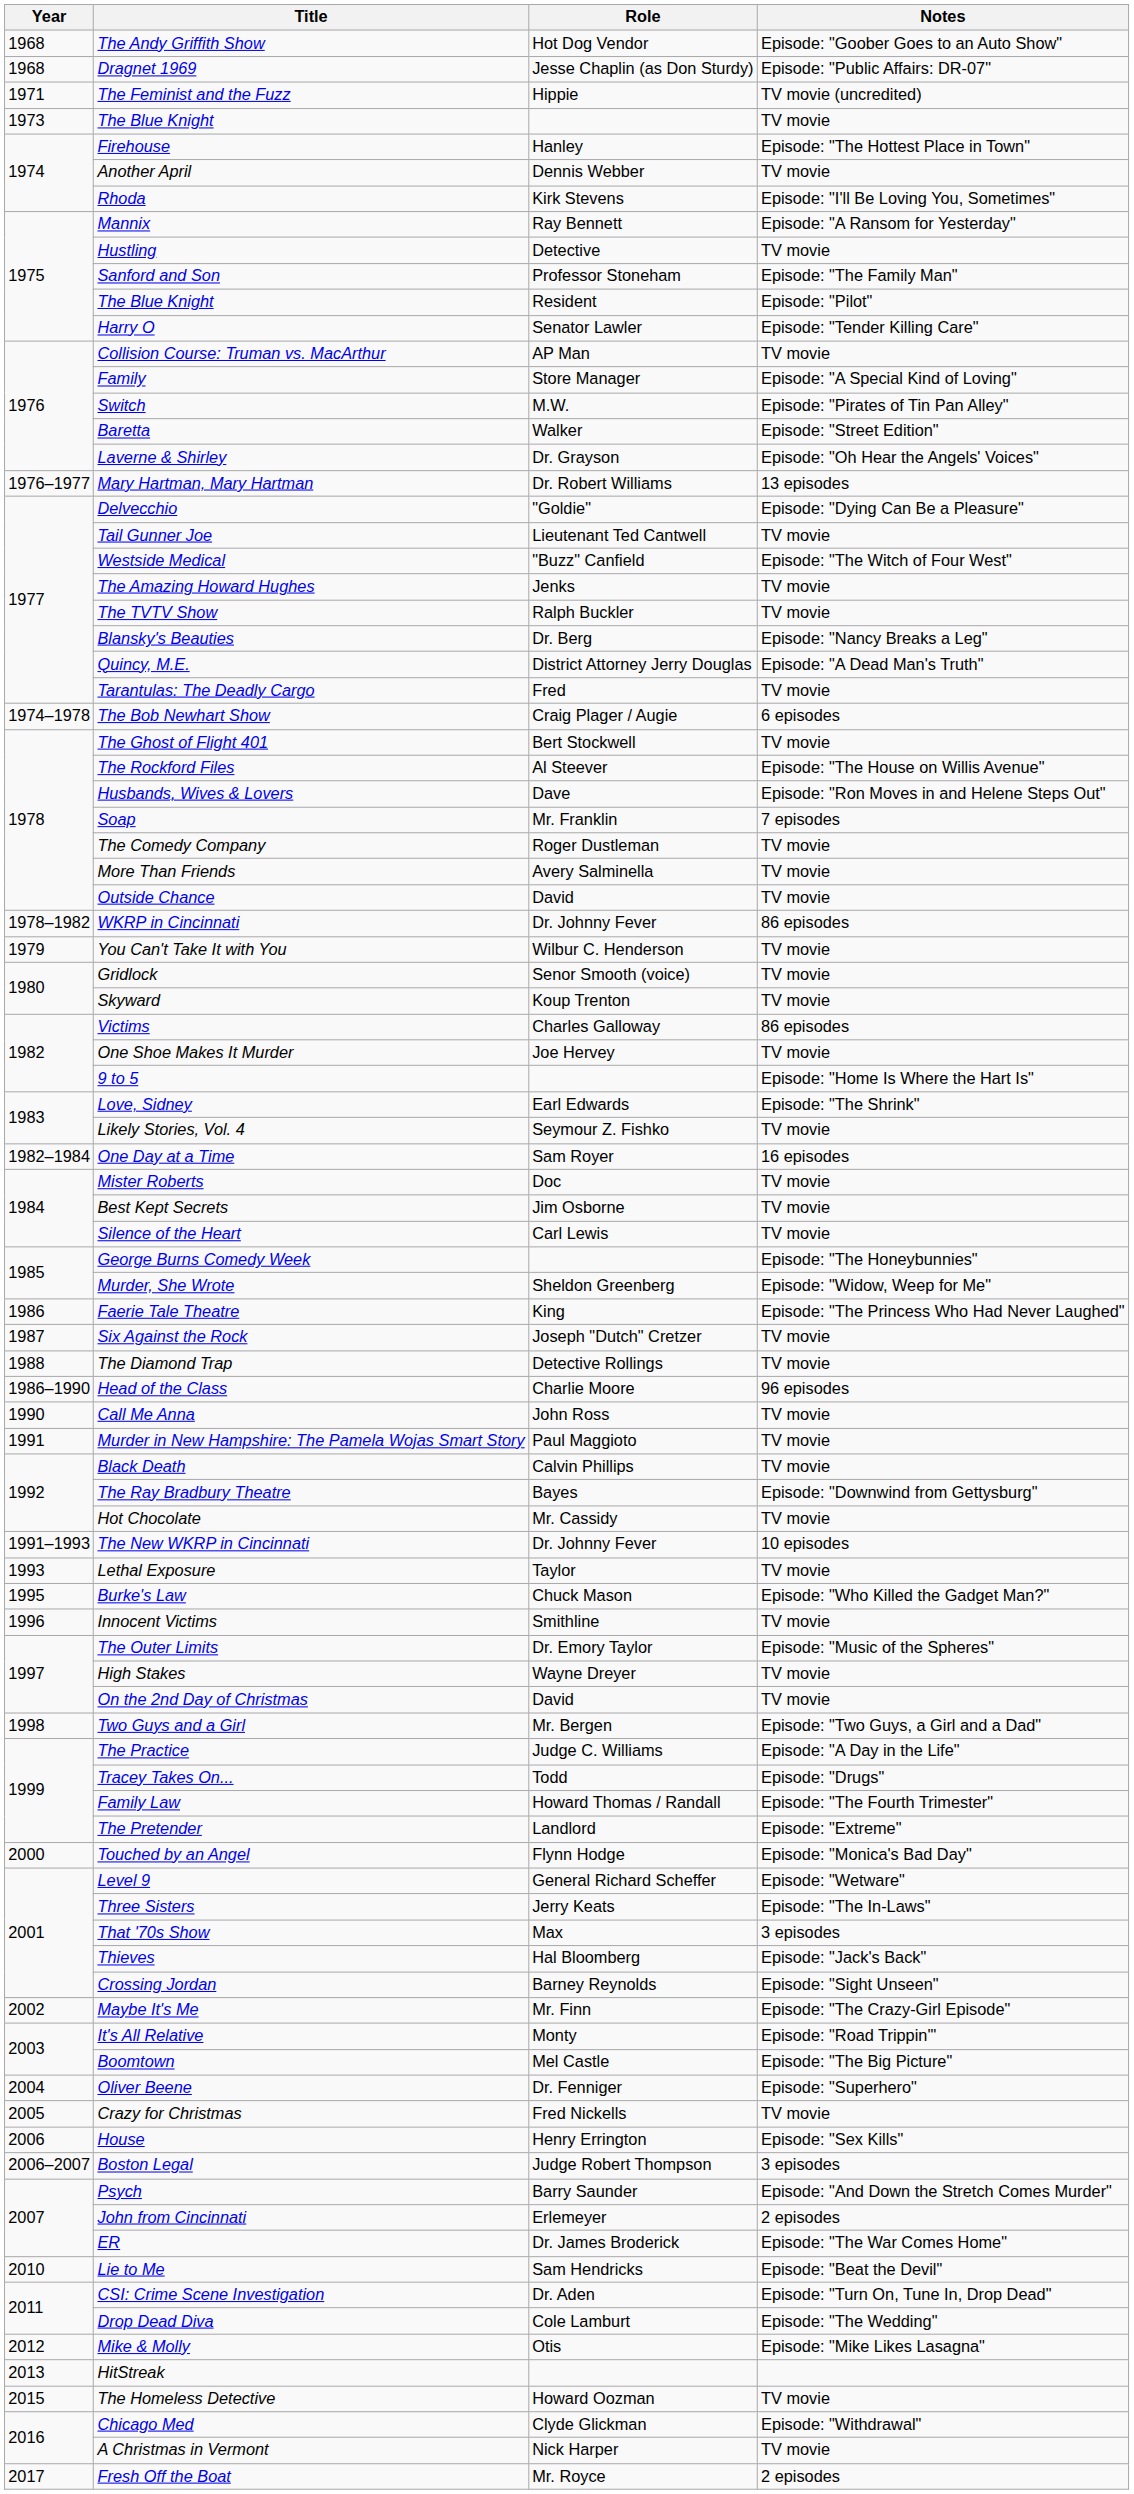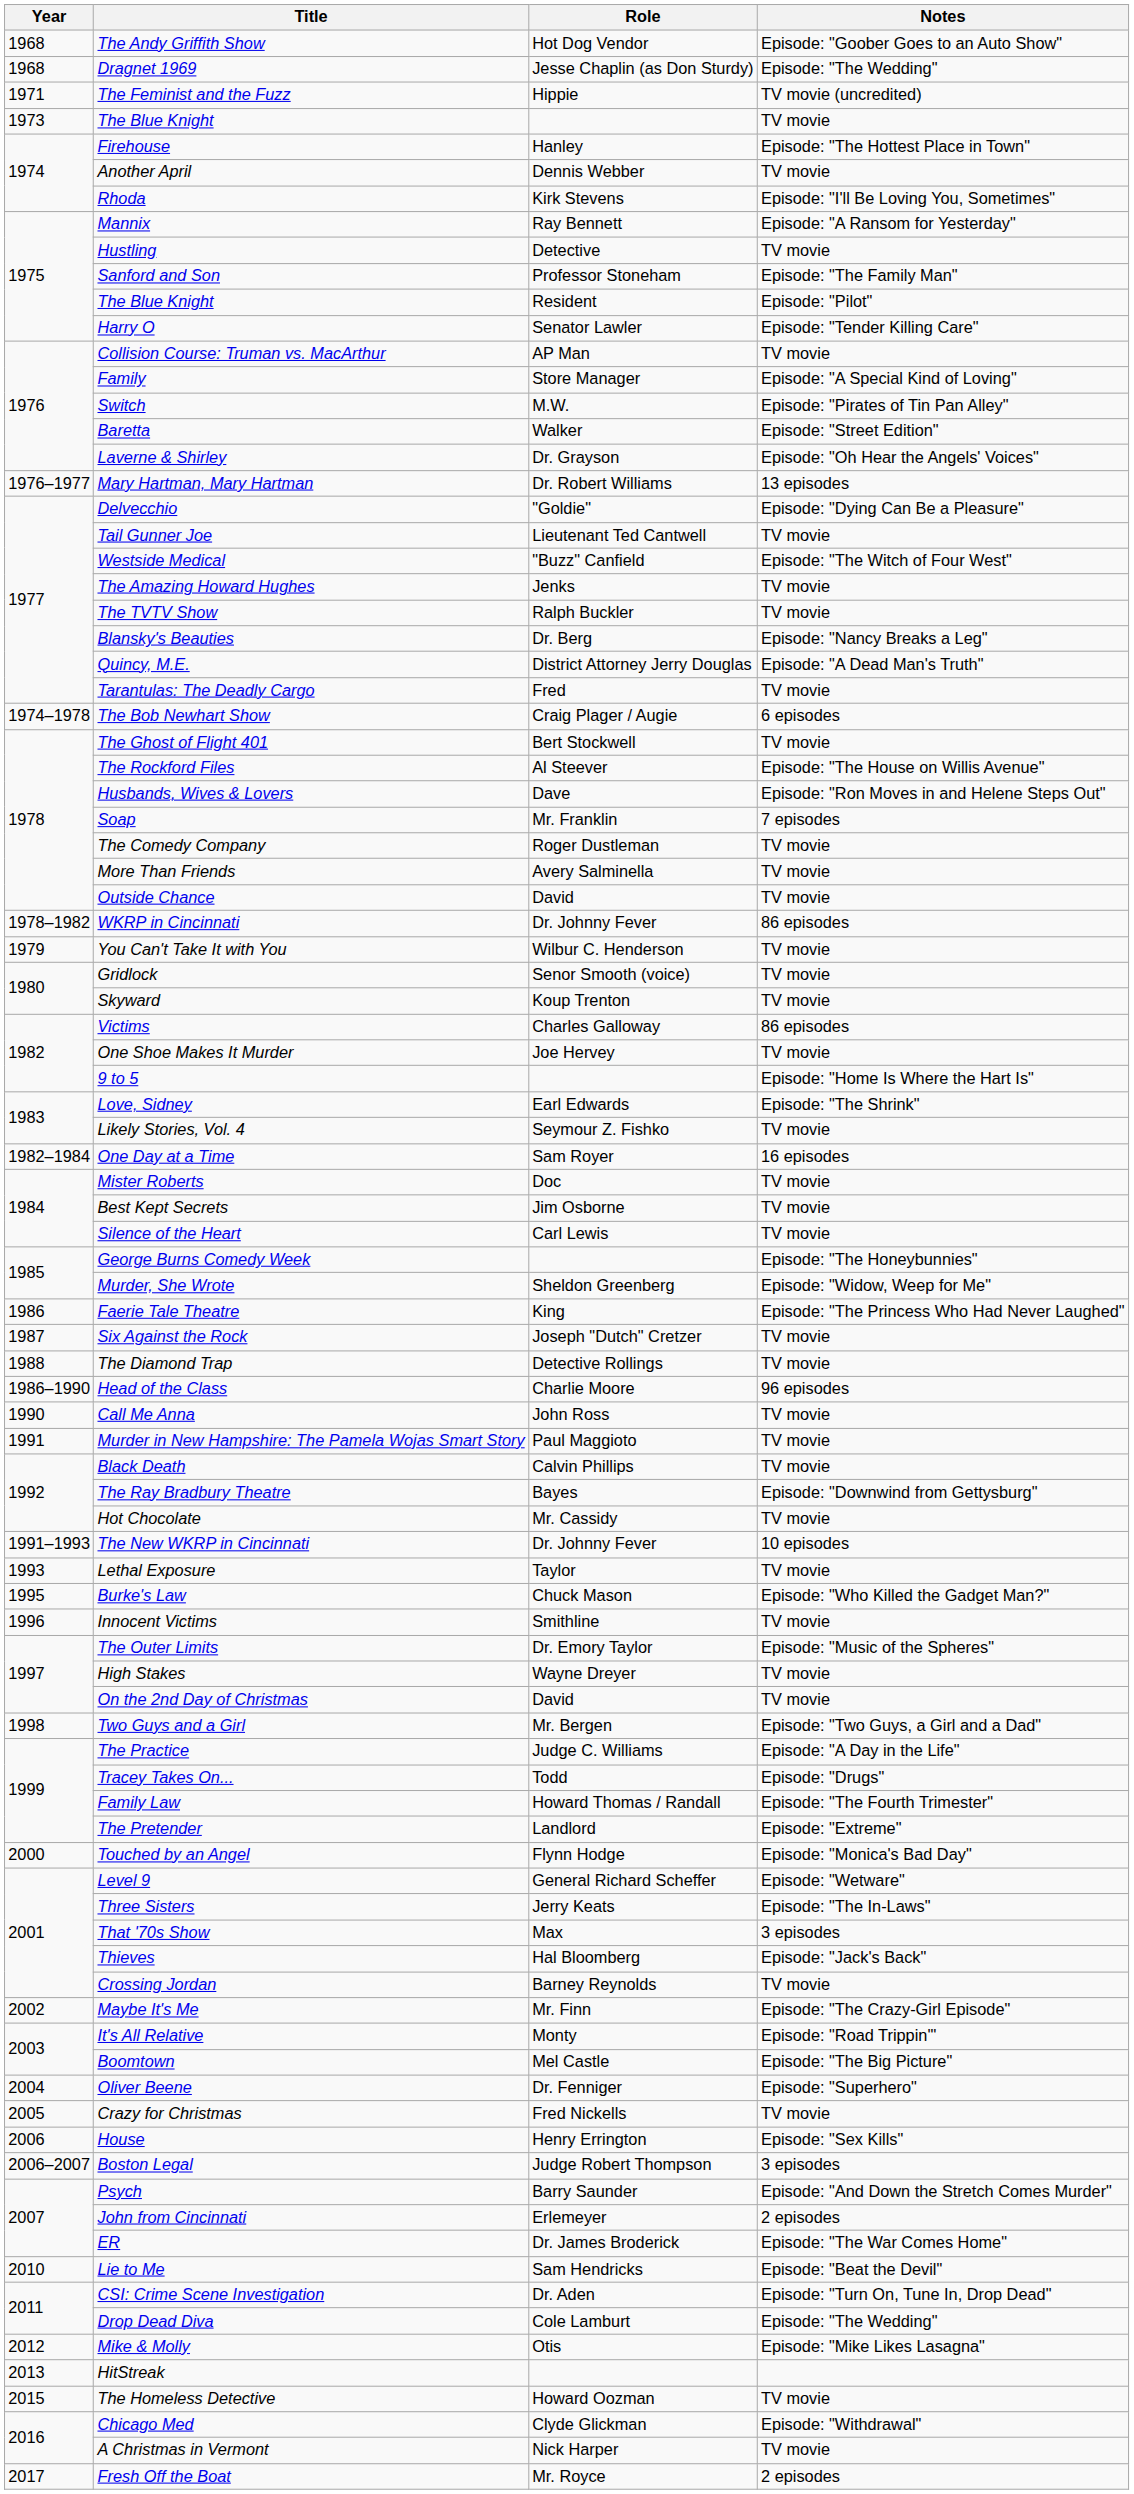(876, 69) Episode: "Public Affairs: DR-07" -> (849, 69) Episode: "The Wedding"
(850, 1984) Episode: "Sight Unseen" -> (795, 1984) TV movie
